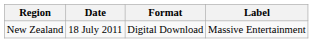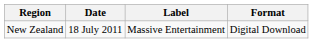columns swapped: (165, 12) <-> (257, 12)
